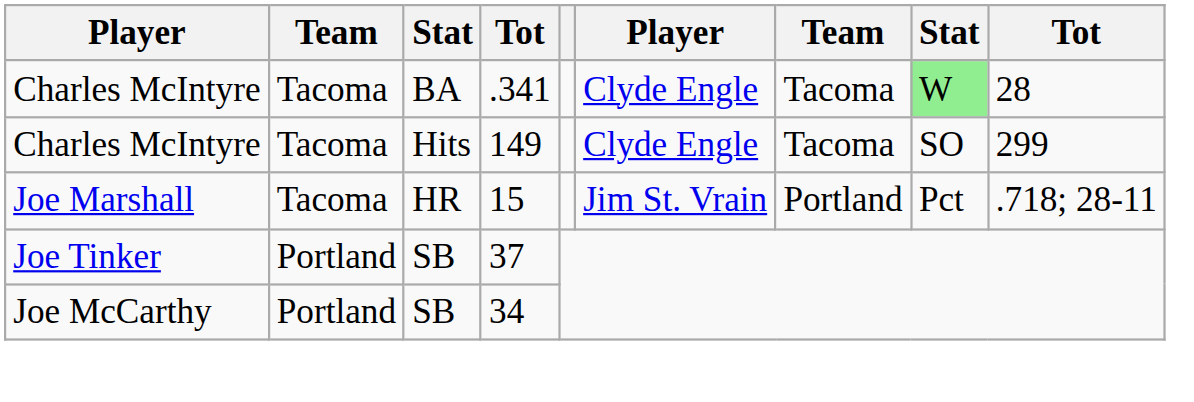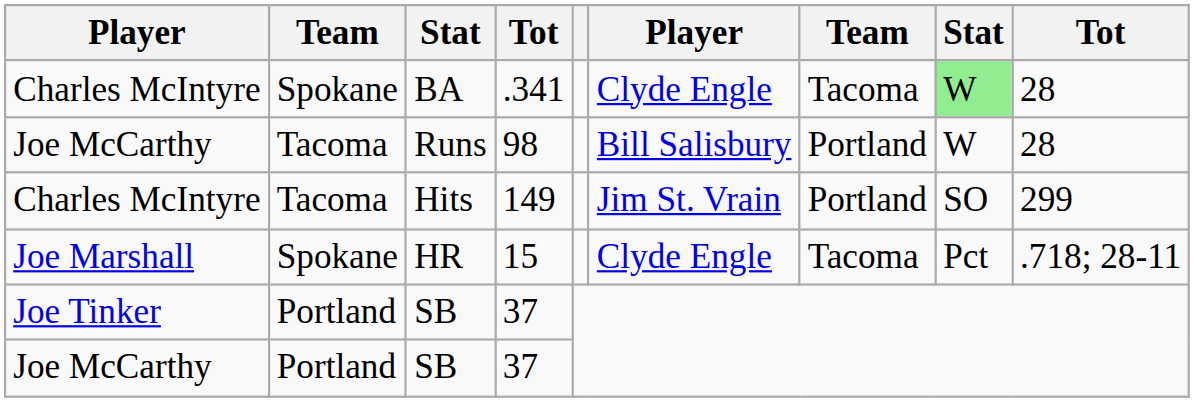(332, 88) Tacoma -> (337, 88) Spokane
+ row: (112, 144)
(671, 144) Clyde Engle -> (689, 199) Jim St. Vrain
(839, 144) Tacoma -> (867, 199) Portland
(332, 199) Tacoma -> (337, 255) Spokane
(675, 199) Jim St. Vrain -> (684, 255) Clyde Engle
(843, 199) Portland -> (863, 255) Tacoma
(507, 311) 34 -> (520, 367) 37
